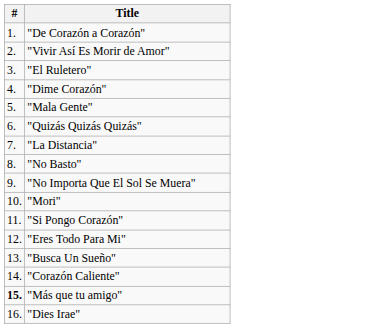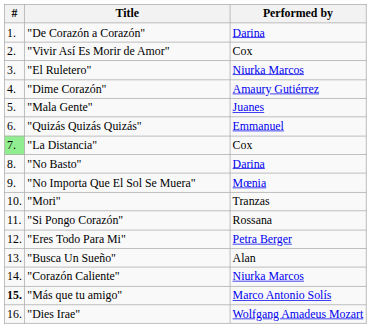+ column: (298, 13)
(12, 145) no background -> (12, 145) lightgreen background
